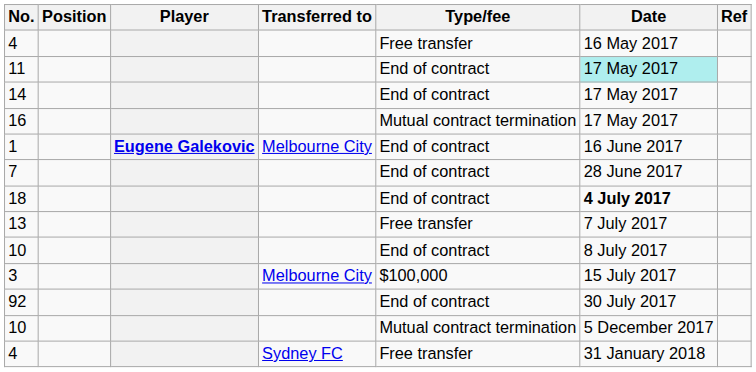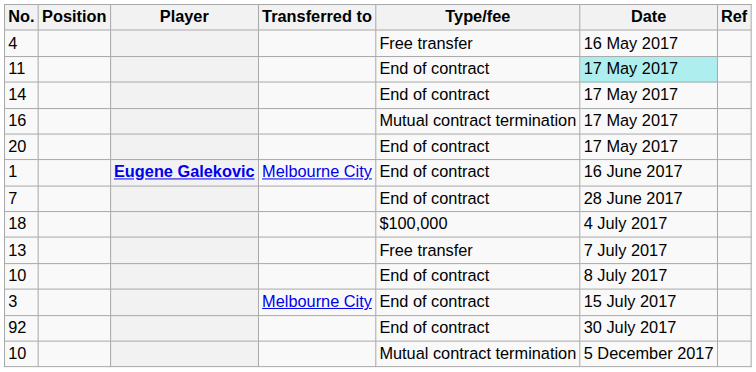+ row: (17, 146)
(434, 198) End of contract -> (413, 224) $100,000
(627, 198) bold -> (625, 224) normal
(413, 276) $100,000 -> (434, 302) End of contract
- row: (13, 353)
